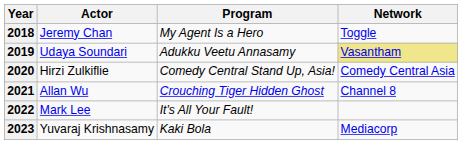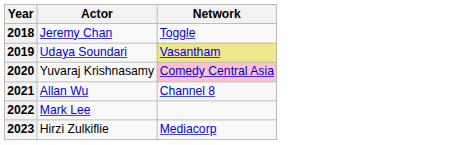- column: (247, 14)
(74, 71) Hirzi Zulkiflie -> (97, 71) Yuvaraj Krishnasamy
(398, 71) no background -> (217, 71) pink background
(97, 129) Yuvaraj Krishnasamy -> (74, 129) Hirzi Zulkiflie
